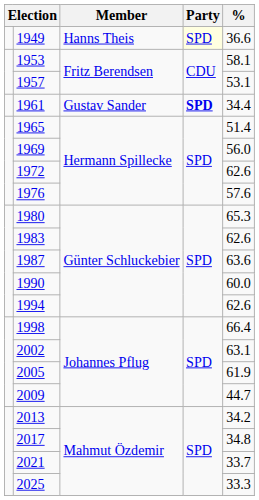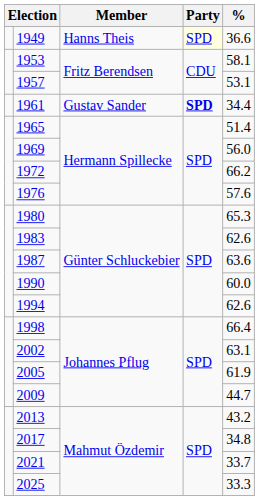(238, 171) 62.6 -> (238, 171) 66.2
(238, 417) 34.2 -> (238, 417) 43.2
